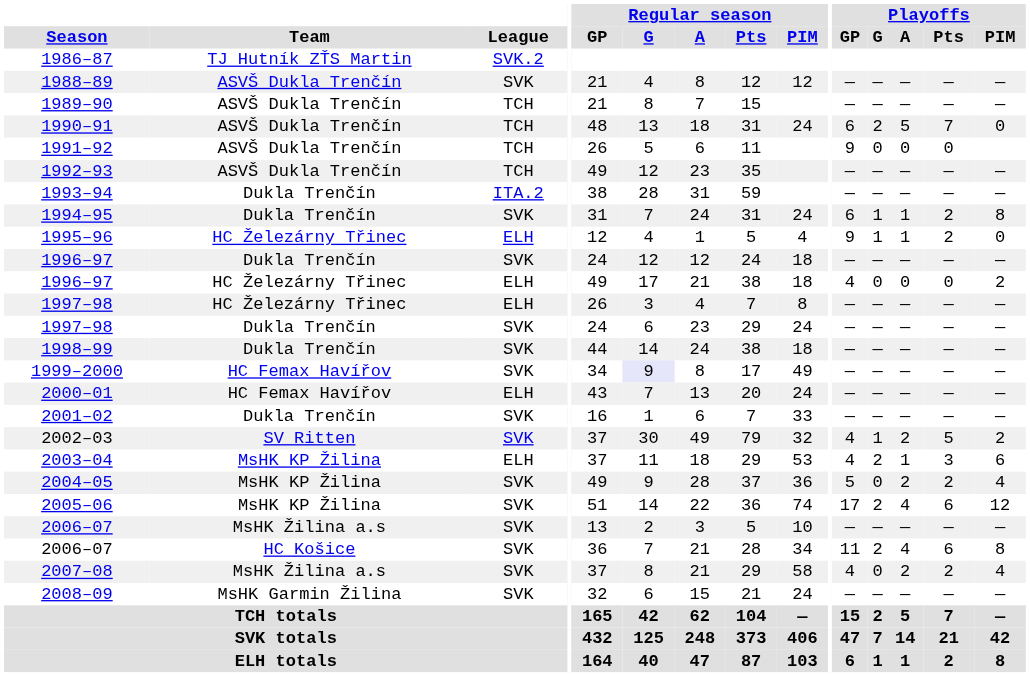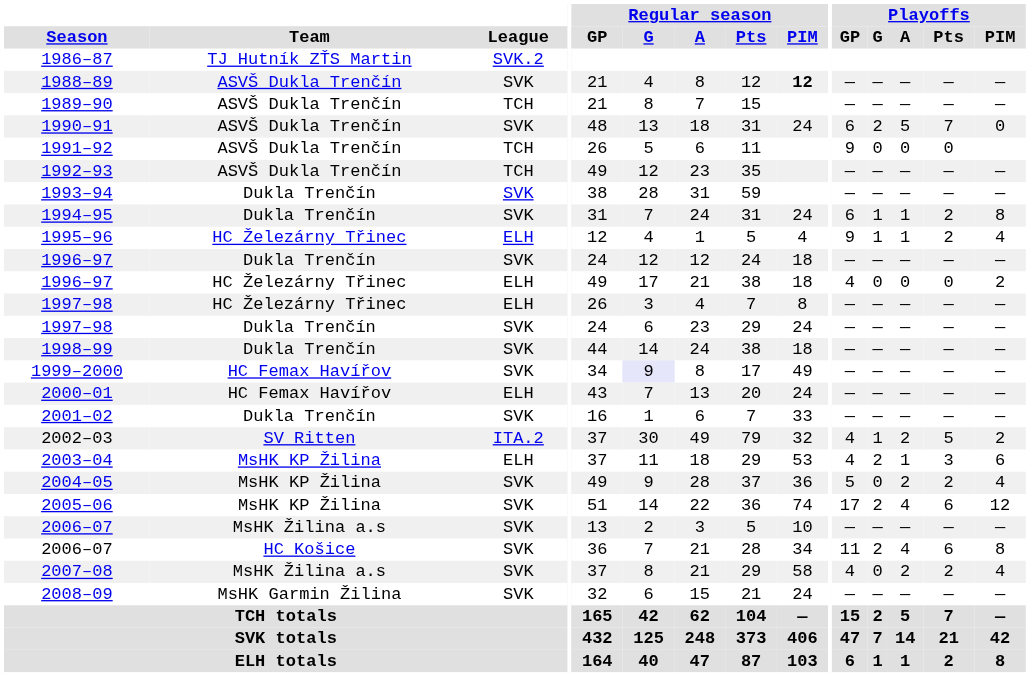(802, 82) normal -> (802, 82) bold
(518, 126) TCH -> (518, 126) SVK
(518, 193) ITA.2 -> (518, 193) SVK
(1000, 238) 0 -> (1000, 238) 4
(518, 438) SVK -> (518, 438) ITA.2
